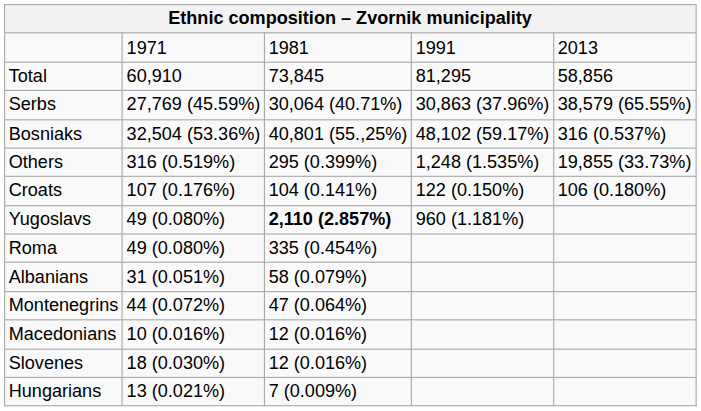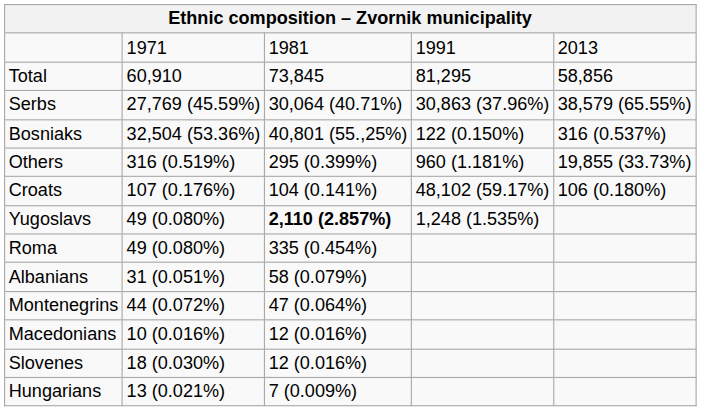(483, 133) 48,102 (59.17%) -> (470, 133) 122 (0.150%)
(478, 162) 1,248 (1.535%) -> (470, 162) 960 (1.181%)
(470, 190) 122 (0.150%) -> (483, 190) 48,102 (59.17%)
(470, 219) 960 (1.181%) -> (478, 219) 1,248 (1.535%)
